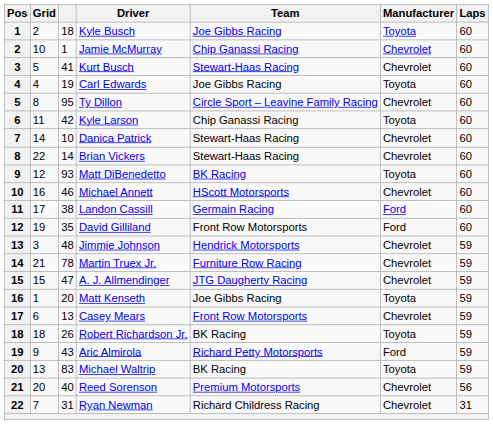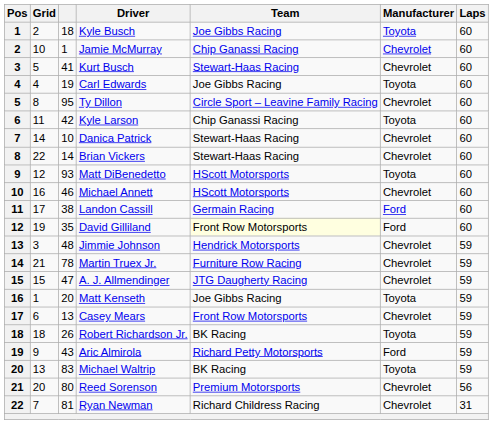(219, 174) BK Racing -> (241, 174) HScott Motorsports
(250, 227) no background -> (250, 227) lightyellow background
(67, 387) 40 -> (67, 387) 80
(67, 405) 31 -> (67, 405) 81
